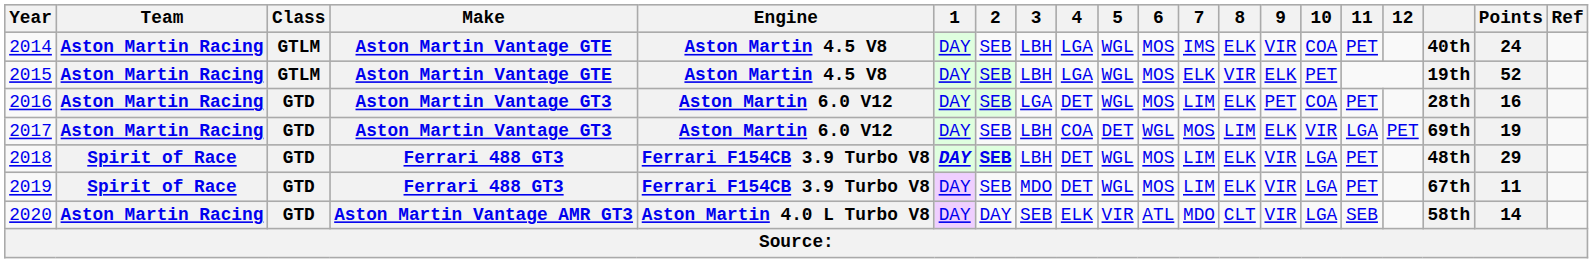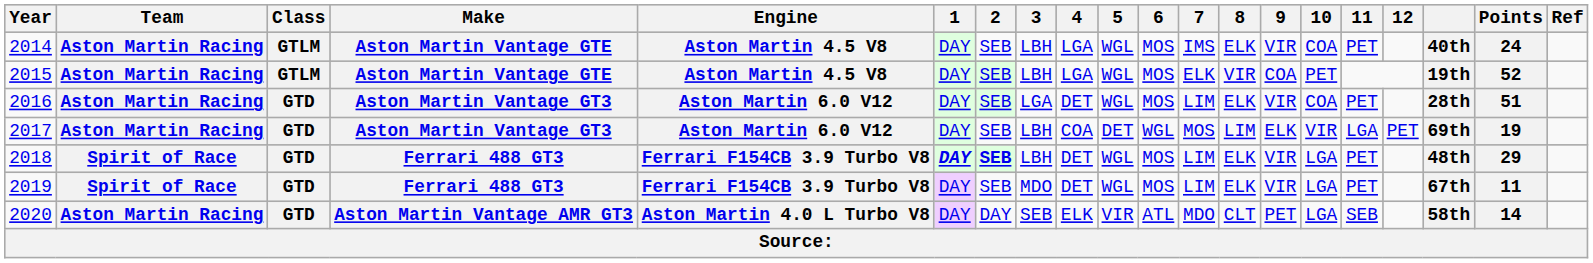(1280, 75) ELK -> (1280, 75) COA
(1280, 103) PET -> (1280, 103) VIR
(1511, 103) 16 -> (1511, 103) 51
(1280, 215) VIR -> (1280, 215) PET
